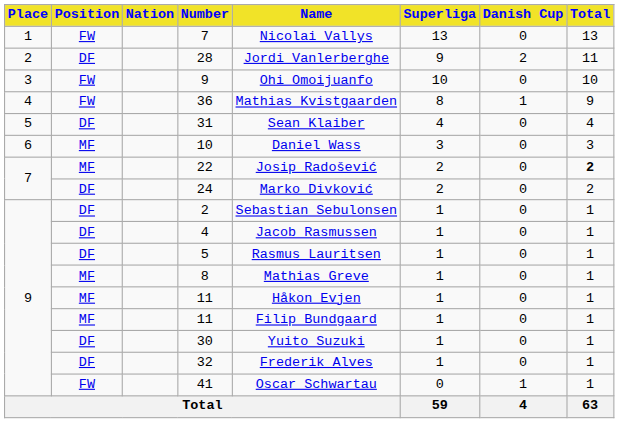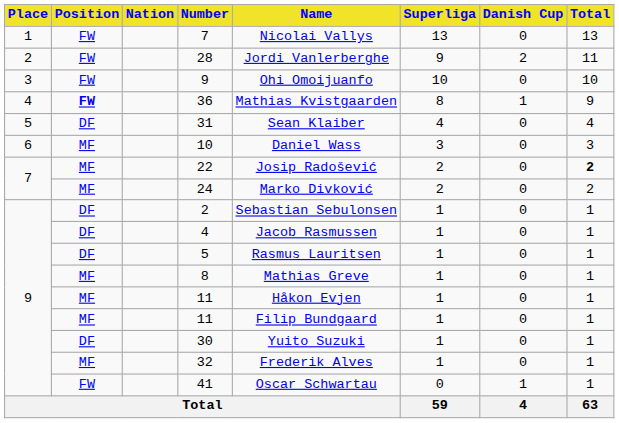(87, 59) DF -> (87, 59) FW
(87, 103) normal -> (87, 103) bold
(87, 190) DF -> (87, 190) MF
(87, 363) DF -> (87, 363) MF
